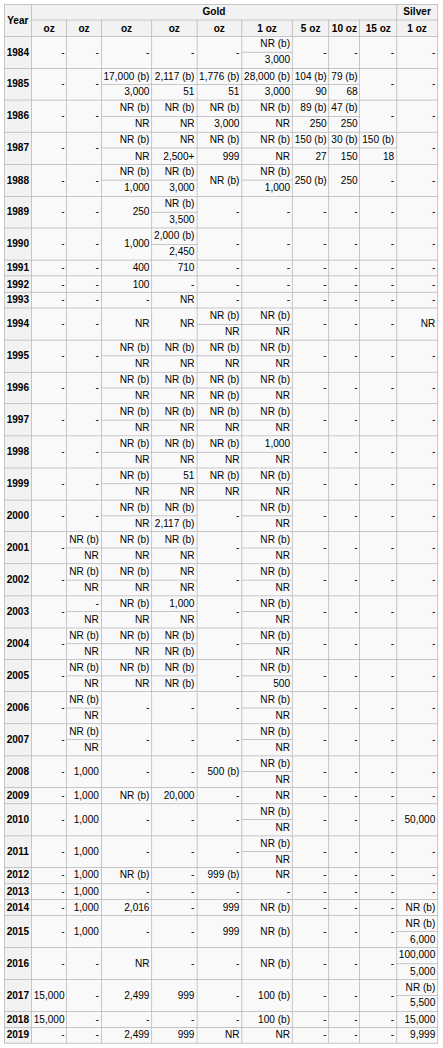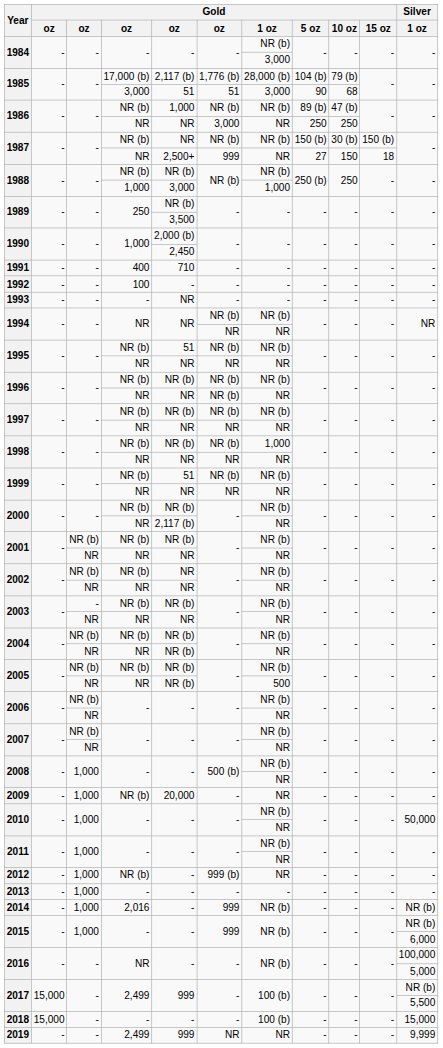(180, 108) NR (b) -> (182, 108) 1,000
(180, 348) NR (b) -> (189, 348) 51
(182, 603) 1,000 -> (180, 603) NR (b)
